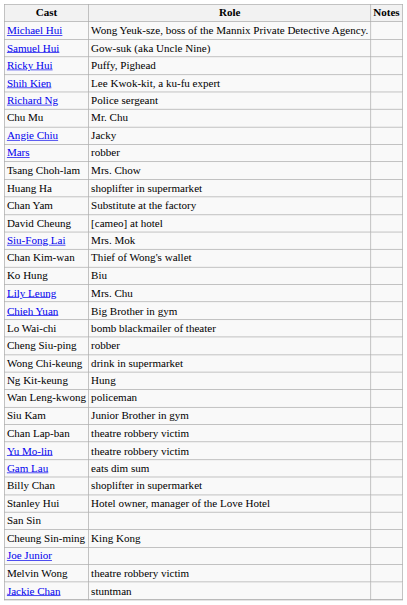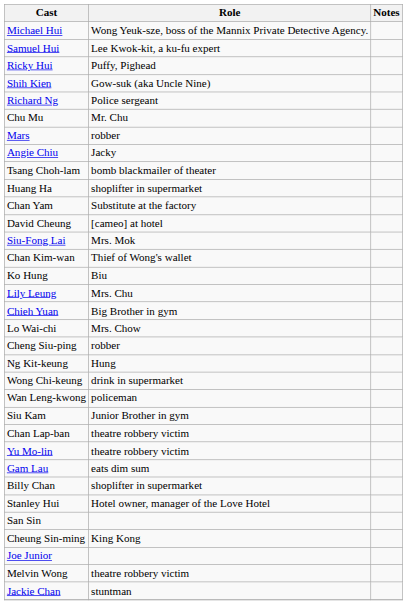(151, 48) Gow-suk (aka Uncle Nine) -> (156, 48) Lee Kwok-kit, a ku-fu expert
(156, 83) Lee Kwok-kit, a ku-fu expert -> (151, 83) Gow-suk (aka Uncle Nine)
rows swapped: (32, 135) <-> (18, 153)
(116, 170) Mrs. Chow -> (153, 170) bomb blackmailer of theater
(153, 328) bomb blackmailer of theater -> (116, 328) Mrs. Chow
rows swapped: (37, 380) <-> (45, 363)
